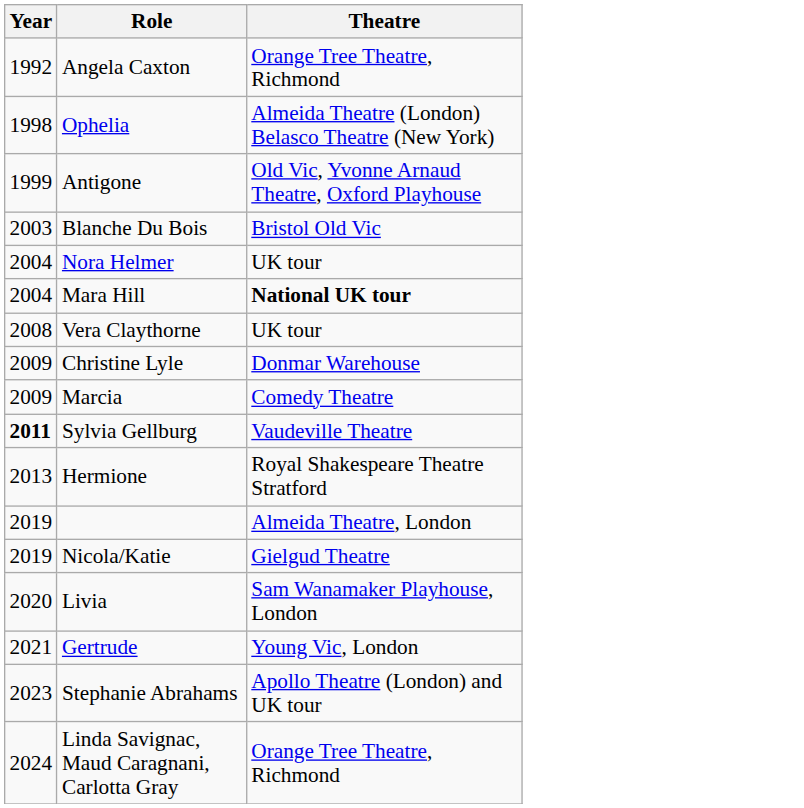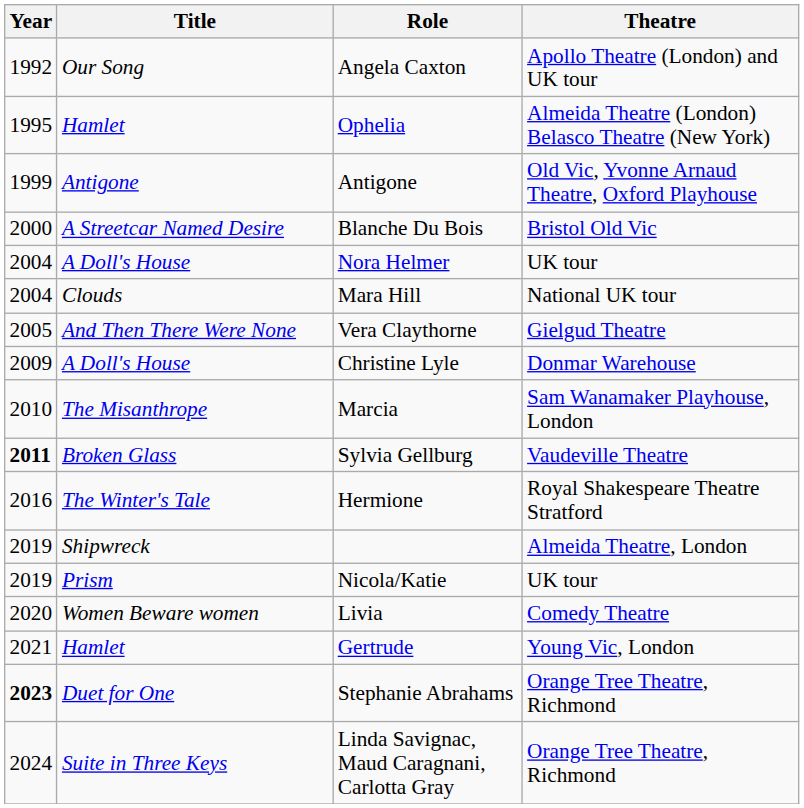+ column: (195, 21)
(342, 67) Orange Tree Theatre, Richmond -> (652, 67) Apollo Theatre (London) and UK tour
(31, 124) 1998 -> (31, 124) 1995
(31, 228) 2003 -> (31, 228) 2000
(331, 295) bold -> (602, 295) normal
(31, 329) 2008 -> (31, 329) 2005
(286, 329) UK tour -> (596, 329) Gielgud Theatre
(31, 396) 2009 -> (31, 408) 2010
(322, 396) Comedy Theatre -> (648, 408) Sam Wanamaker Playhouse, London
(31, 476) 2013 -> (31, 500) 2016
(321, 555) Gielgud Theatre -> (562, 579) UK tour
(372, 601) Sam Wanamaker Playhouse, London -> (598, 613) Comedy Theatre
(31, 693) normal -> (31, 693) bold
(377, 693) Apollo Theatre (London) and UK tour -> (618, 693) Orange Tree Theatre, Richmond
